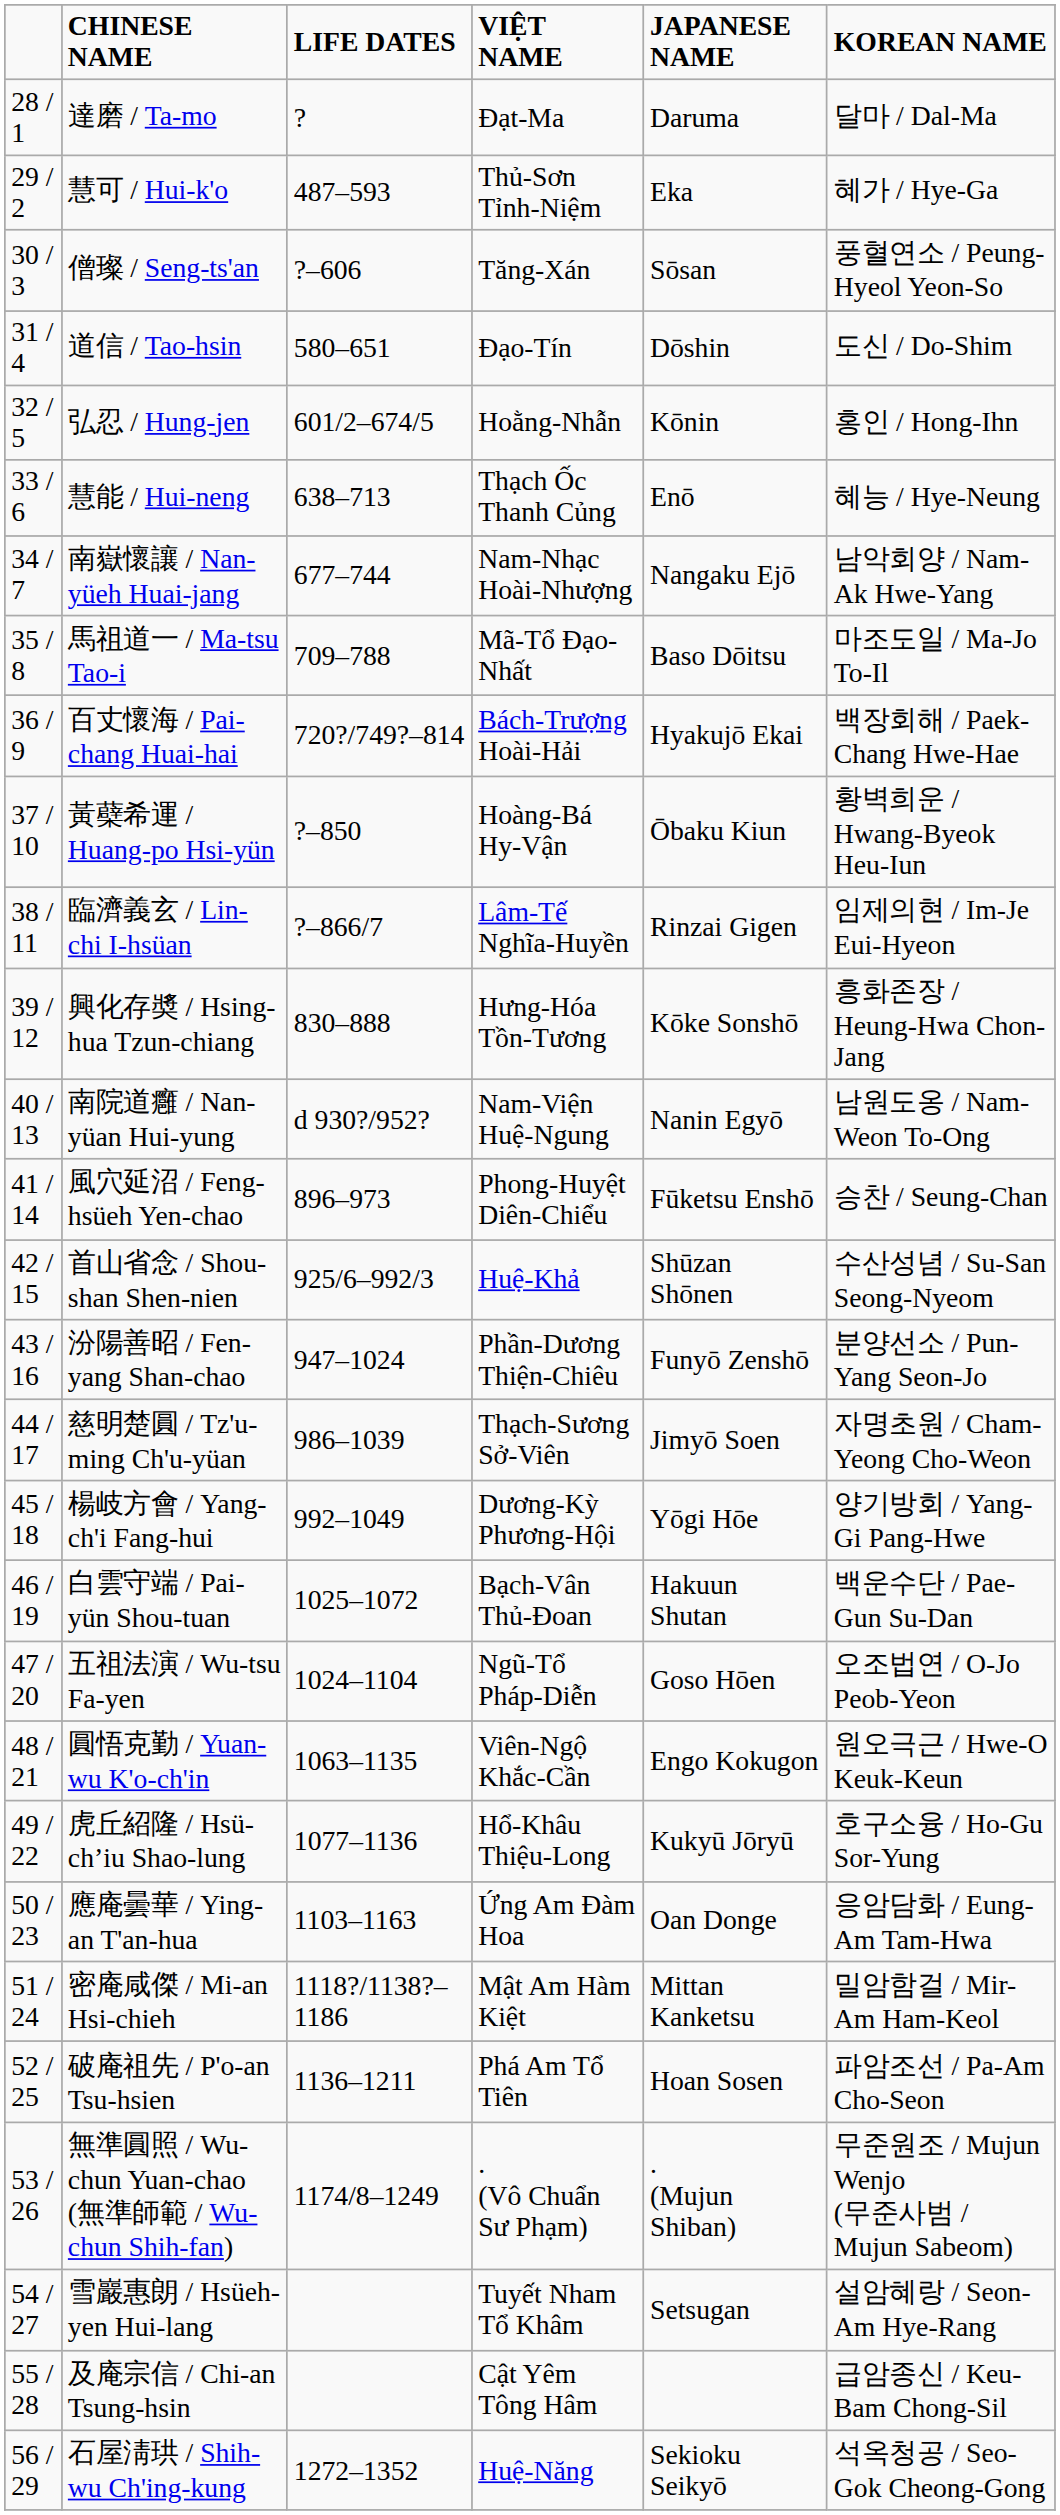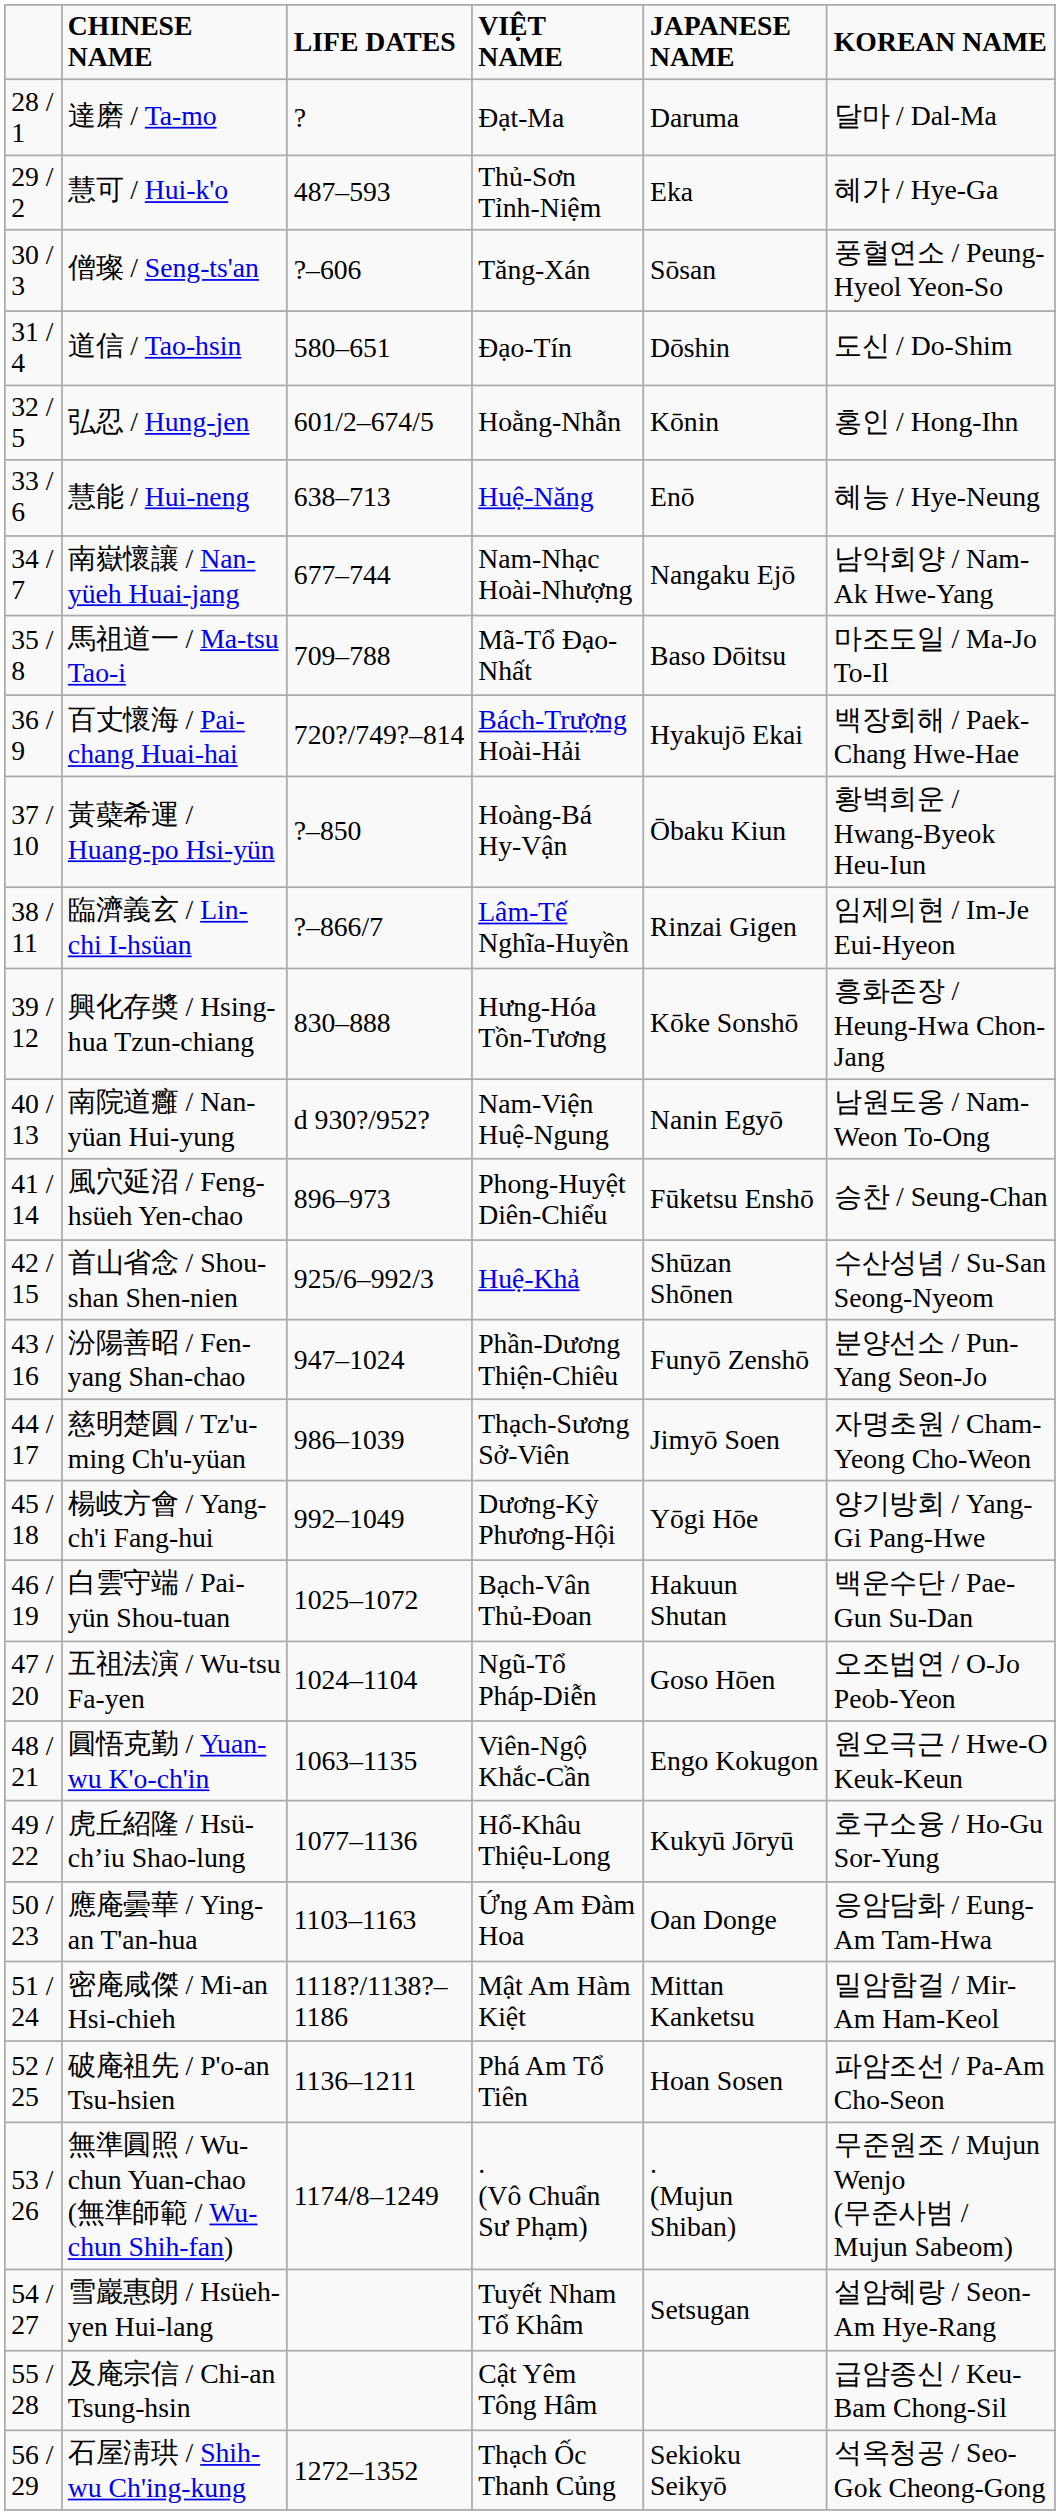(547, 497) Thạch Ốc Thanh Củng -> (536, 497) Huệ-Năng
(536, 2469) Huệ-Năng -> (547, 2469) Thạch Ốc Thanh Củng
